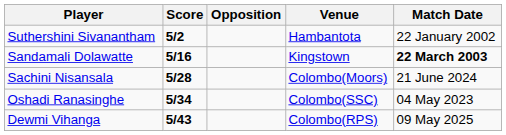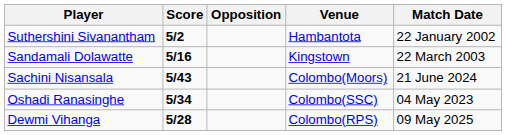(442, 57) bold -> (441, 57) normal
(179, 78) 5/28 -> (179, 78) 5/43
(179, 120) 5/43 -> (179, 120) 5/28
